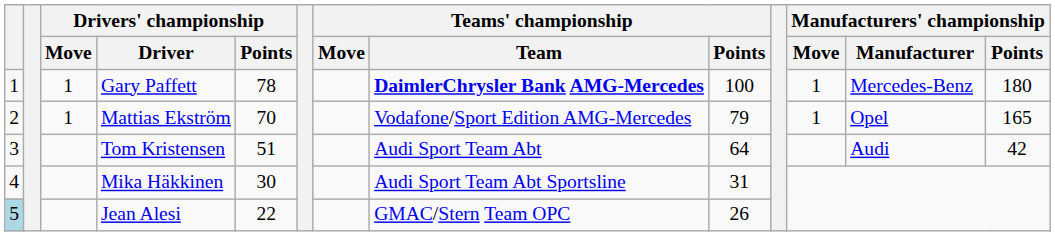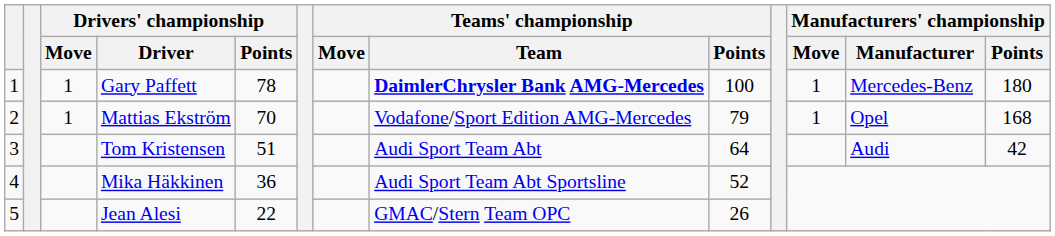(1017, 117) 165 -> (1017, 117) 168
(266, 181) 30 -> (266, 181) 36
(739, 181) 31 -> (739, 181) 52
(14, 214) lightblue background -> (14, 214) no background
